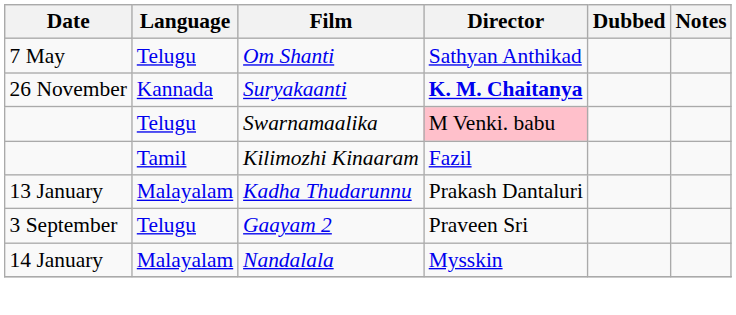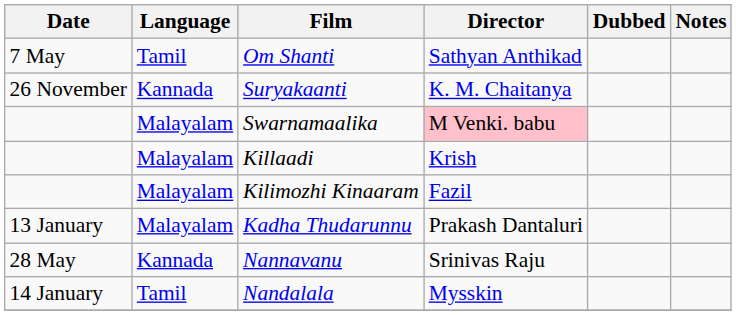(166, 55) Telugu -> (162, 55) Tamil
(506, 89) bold -> (500, 89) normal
(166, 123) Telugu -> (185, 123) Malayalam
+ row: (278, 157)
(162, 157) Tamil -> (185, 191) Malayalam
+ row: (293, 259)
- row: (287, 225)
(185, 259) Malayalam -> (162, 293) Tamil
